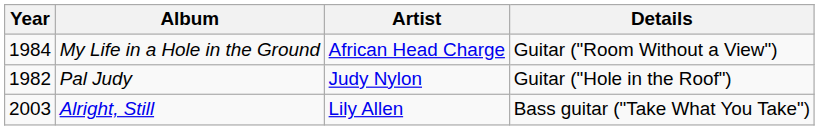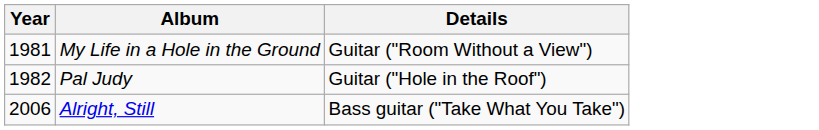- column: (417, 19)
(30, 49) 1984 -> (30, 49) 1981
(30, 109) 2003 -> (30, 109) 2006
